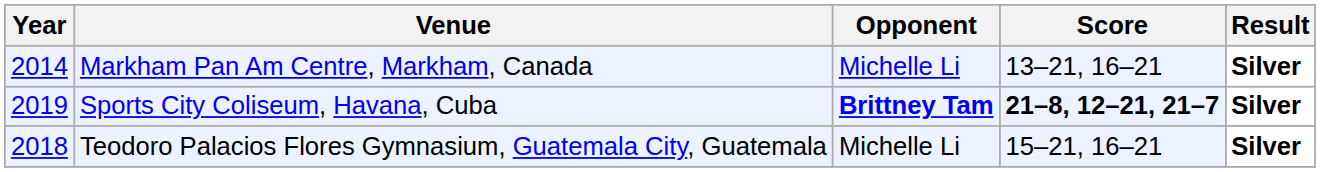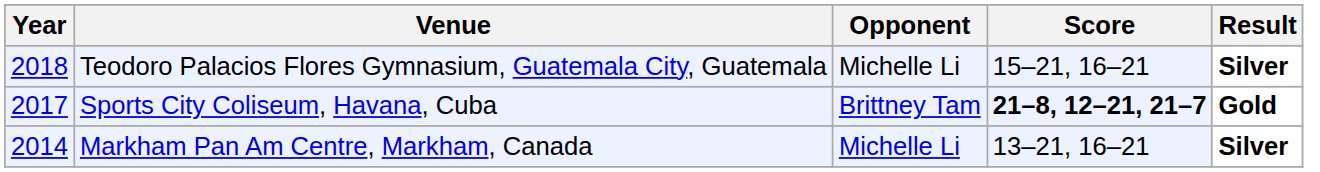rows swapped: (336, 66) <-> (453, 147)
(39, 107) 2019 -> (39, 107) 2017
(916, 107) bold -> (910, 107) normal
(1266, 107) Silver -> (1248, 107) Gold
